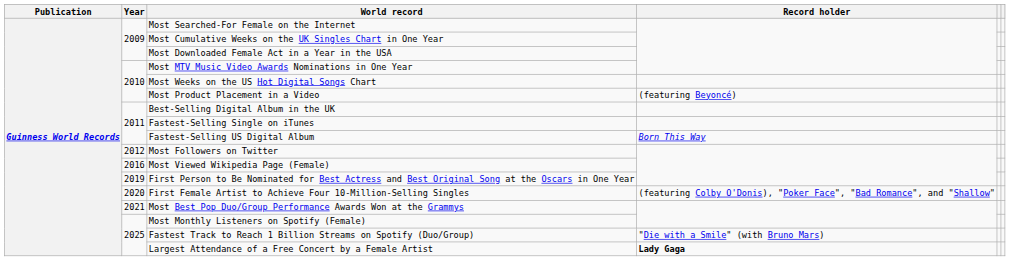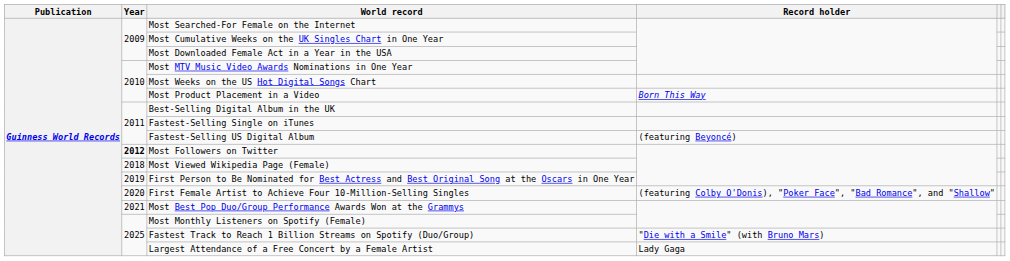(688, 95) (featuring Beyoncé) -> (672, 95) Born This Way
(672, 137) Born This Way -> (688, 137) (featuring Beyoncé)
(134, 151) normal -> (134, 151) bold
(134, 165) 2016 -> (134, 165) 2018
(662, 249) bold -> (662, 249) normal
